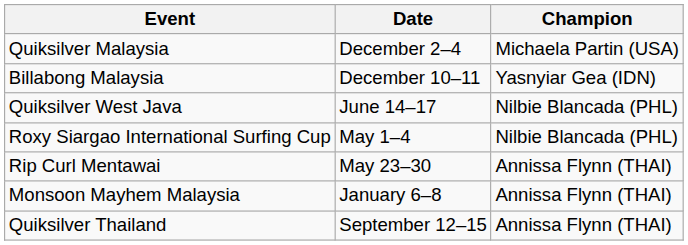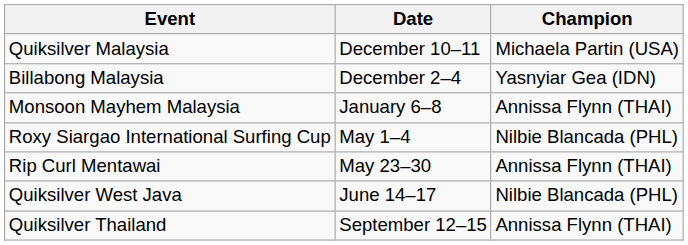(400, 48) December 2–4 -> (410, 48) December 10–11
(410, 78) December 10–11 -> (400, 78) December 2–4
rows swapped: (124, 195) <-> (95, 107)
